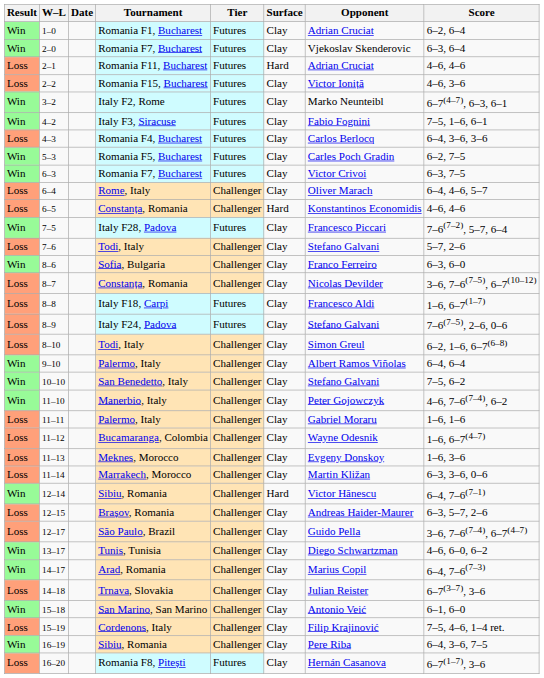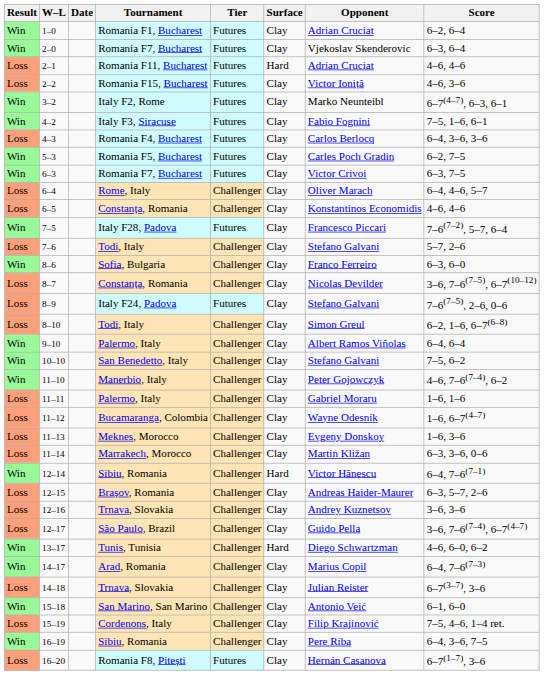(278, 208) Hard -> (277, 208) Clay
- row: (49, 304)
+ row: (54, 510)
(277, 550) Clay -> (278, 547) Hard
